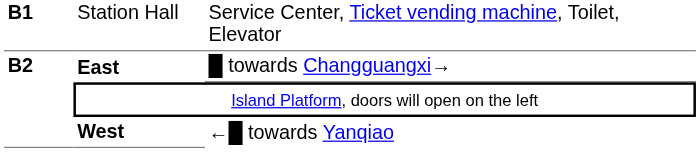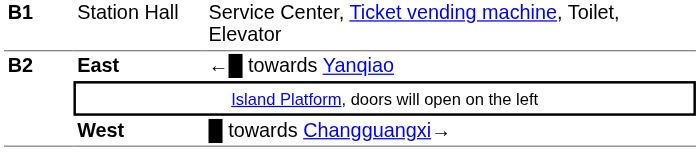(330, 66) █ towards Changguangxi→ -> (301, 66) ←█ towards Yanqiao
(301, 132) ←█ towards Yanqiao -> (330, 130) █ towards Changguangxi→
